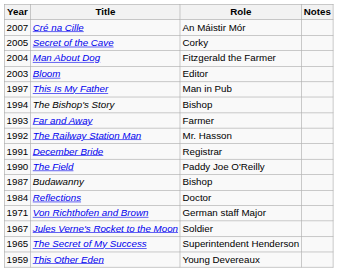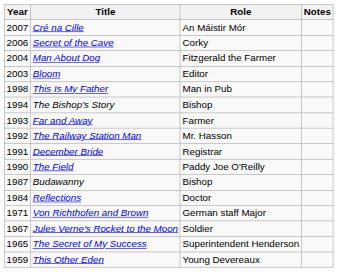(17, 43) 2005 -> (17, 43) 2006
(17, 89) 1997 -> (17, 89) 1998
